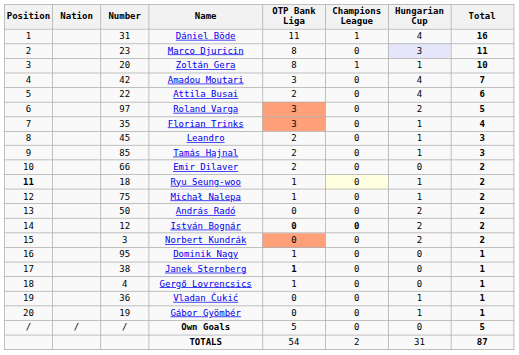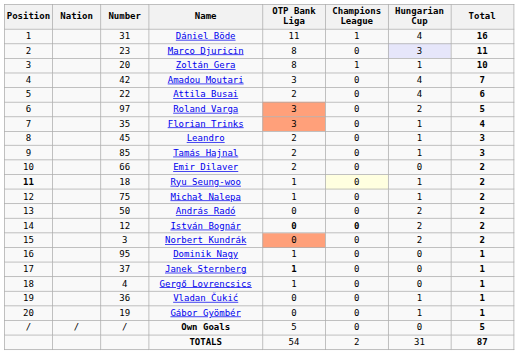(125, 270) 38 -> (125, 270) 37
